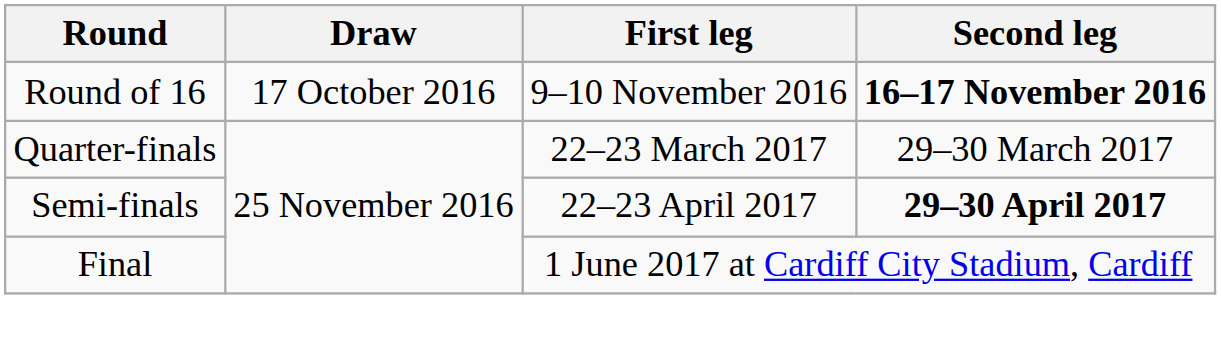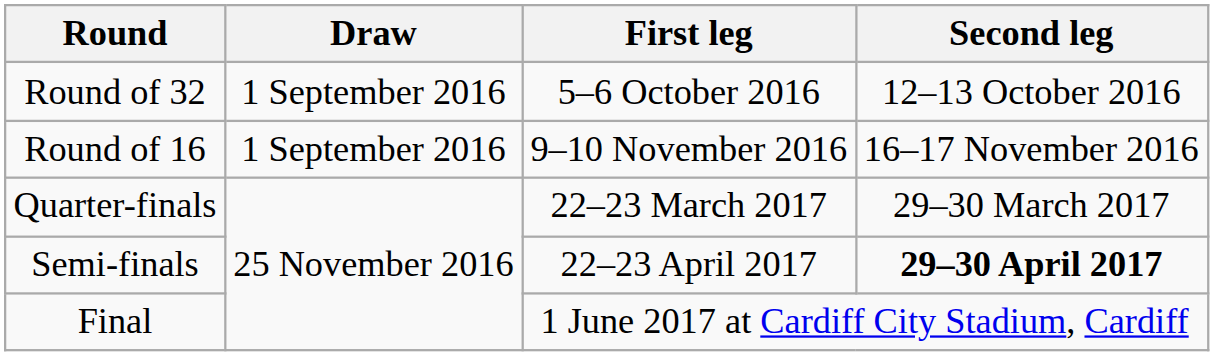+ row: (115, 90)
(373, 90) 17 October 2016 -> (373, 148) 1 September 2016
(1035, 90) bold -> (1031, 148) normal
